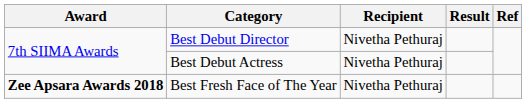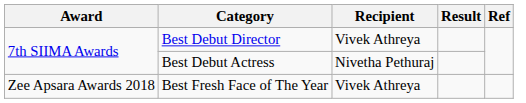(393, 39) Nivetha Pethuraj -> (378, 39) Vivek Athreya
(86, 86) bold -> (81, 86) normal
(393, 86) Nivetha Pethuraj -> (378, 86) Vivek Athreya
